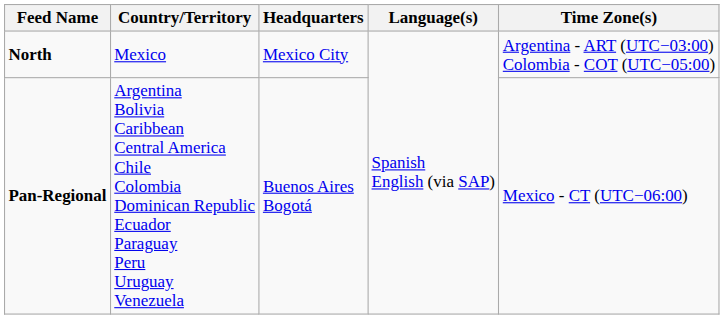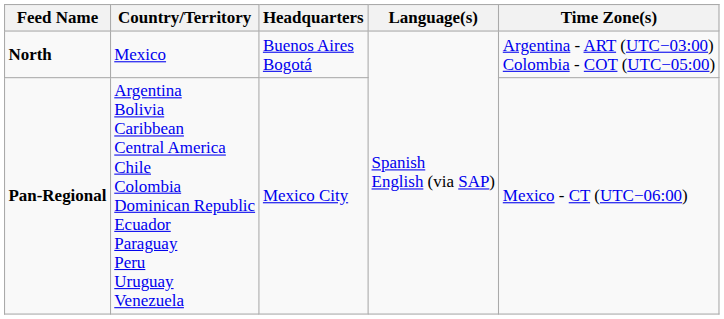(306, 54) Mexico City -> (308, 54) Buenos Aires Bogotá
(308, 195) Buenos Aires Bogotá -> (306, 195) Mexico City
